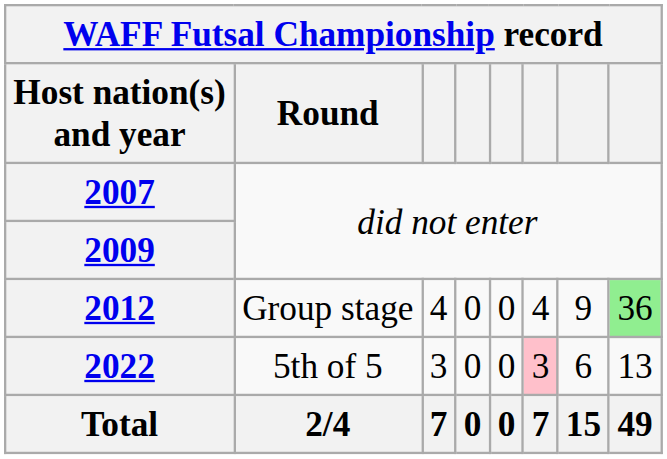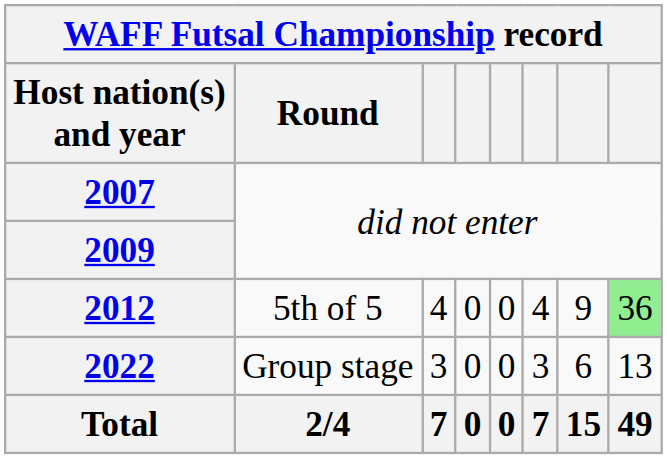(328, 308) Group stage -> (328, 308) 5th of 5
(328, 366) 5th of 5 -> (328, 366) Group stage
(541, 366) pink background -> (541, 366) no background
